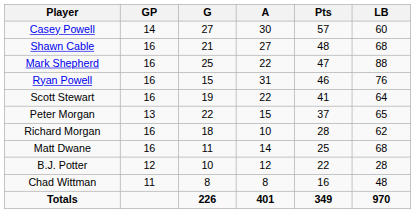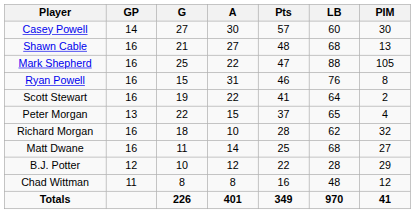+ column: (385, 13)
